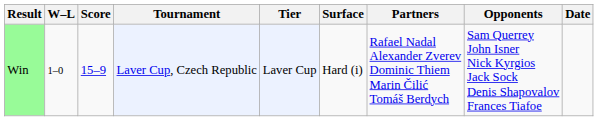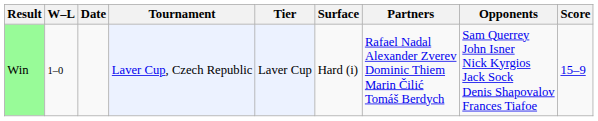columns swapped: (578, 14) <-> (96, 14)
